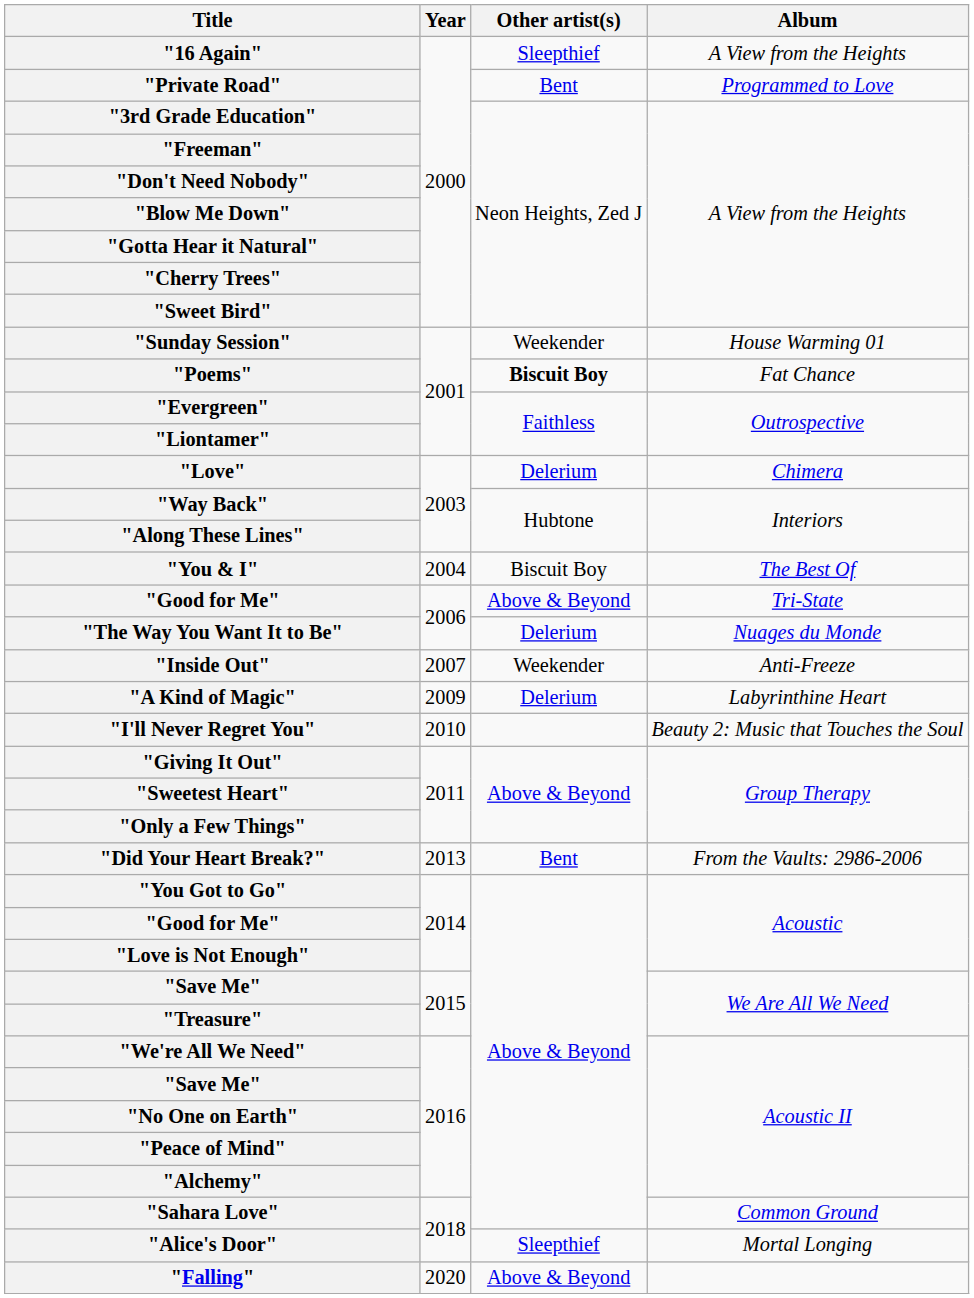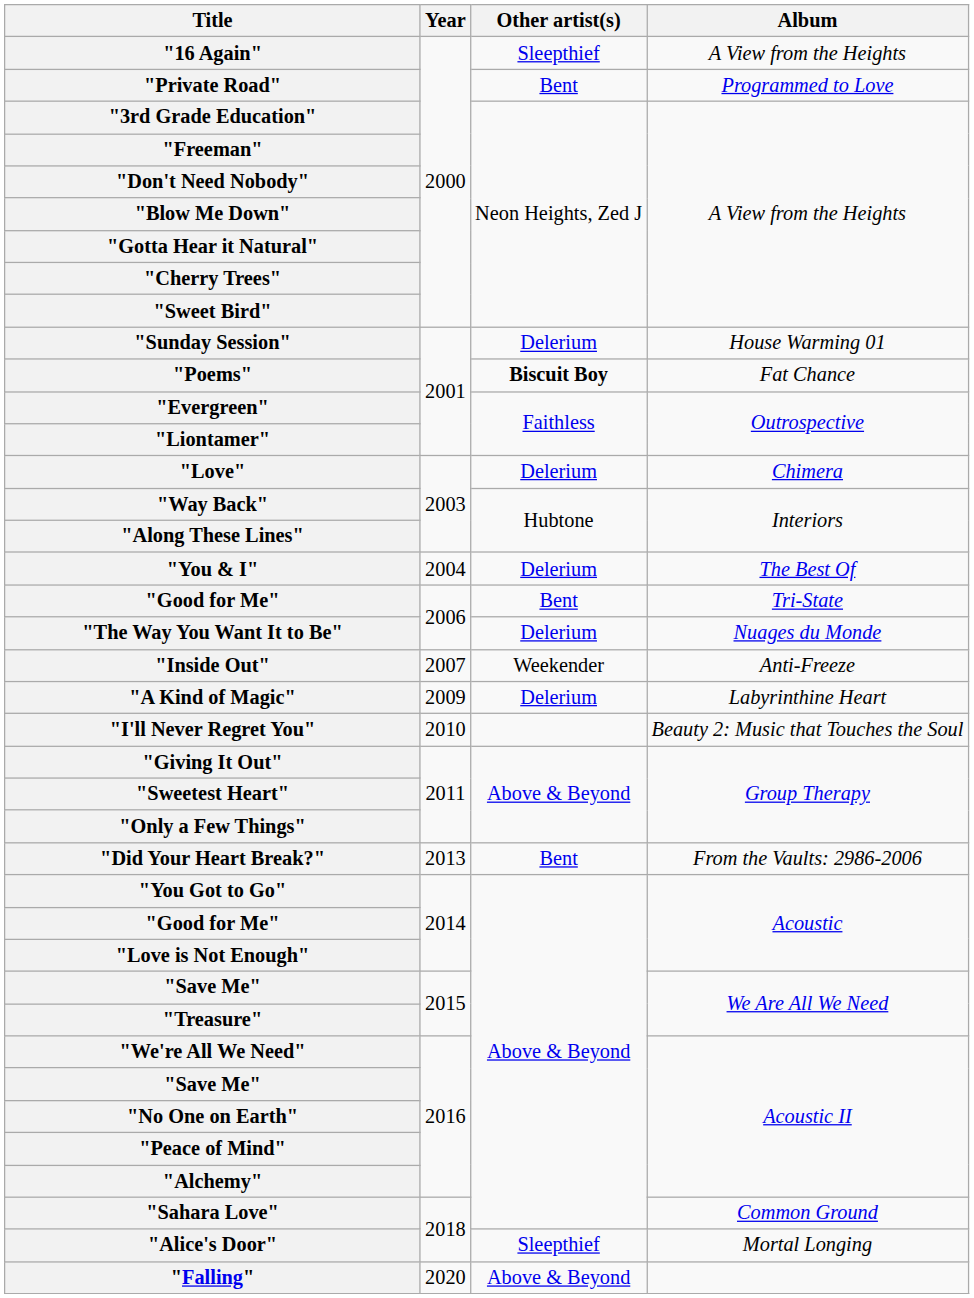(559, 342) Weekender -> (559, 342) Delerium
(559, 568) Biscuit Boy -> (559, 568) Delerium
(559, 600) Above & Beyond -> (559, 600) Bent
